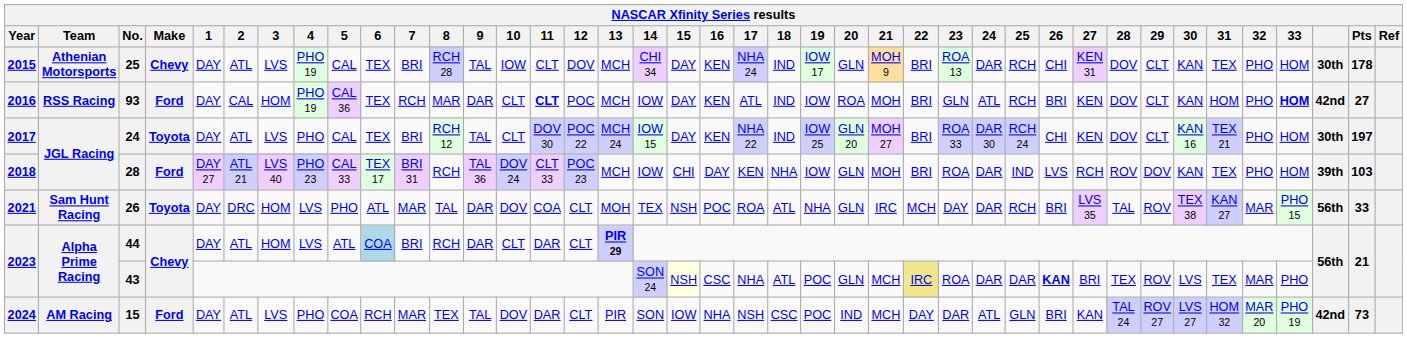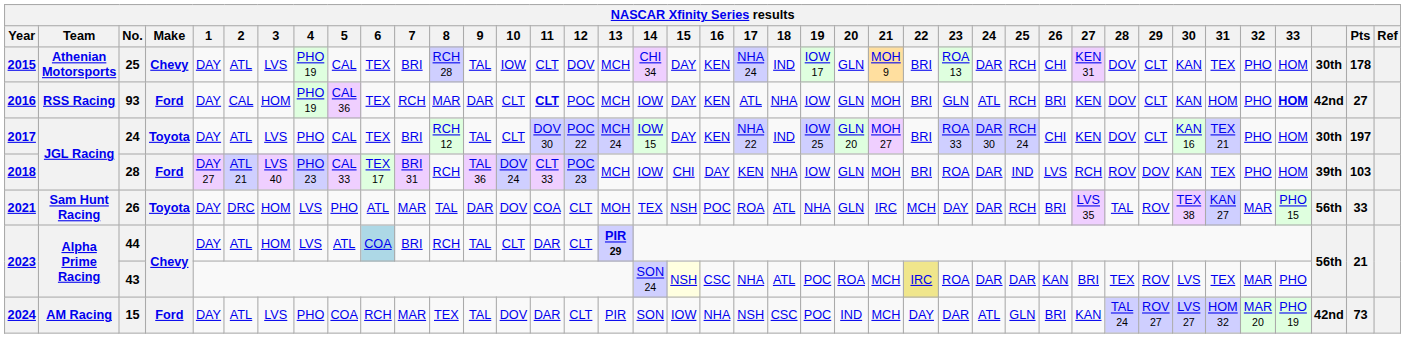(784, 100) IND -> (784, 100) NHA
(851, 100) ROA -> (851, 100) GLN
(480, 243) DAR -> (480, 243) TAL
(851, 279) GLN -> (851, 279) ROA
(1056, 279) bold -> (1055, 279) normal
